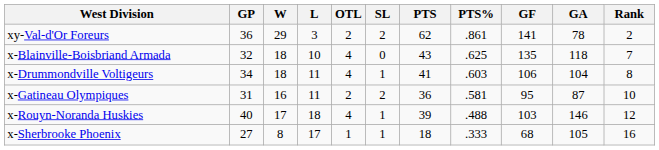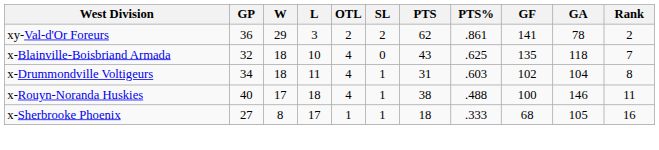(425, 74) 41 -> (425, 74) 31
(527, 74) 106 -> (527, 74) 102
- row: (68, 94)
(425, 114) 39 -> (425, 94) 38
(527, 114) 103 -> (527, 94) 100
(629, 114) 12 -> (629, 94) 11
